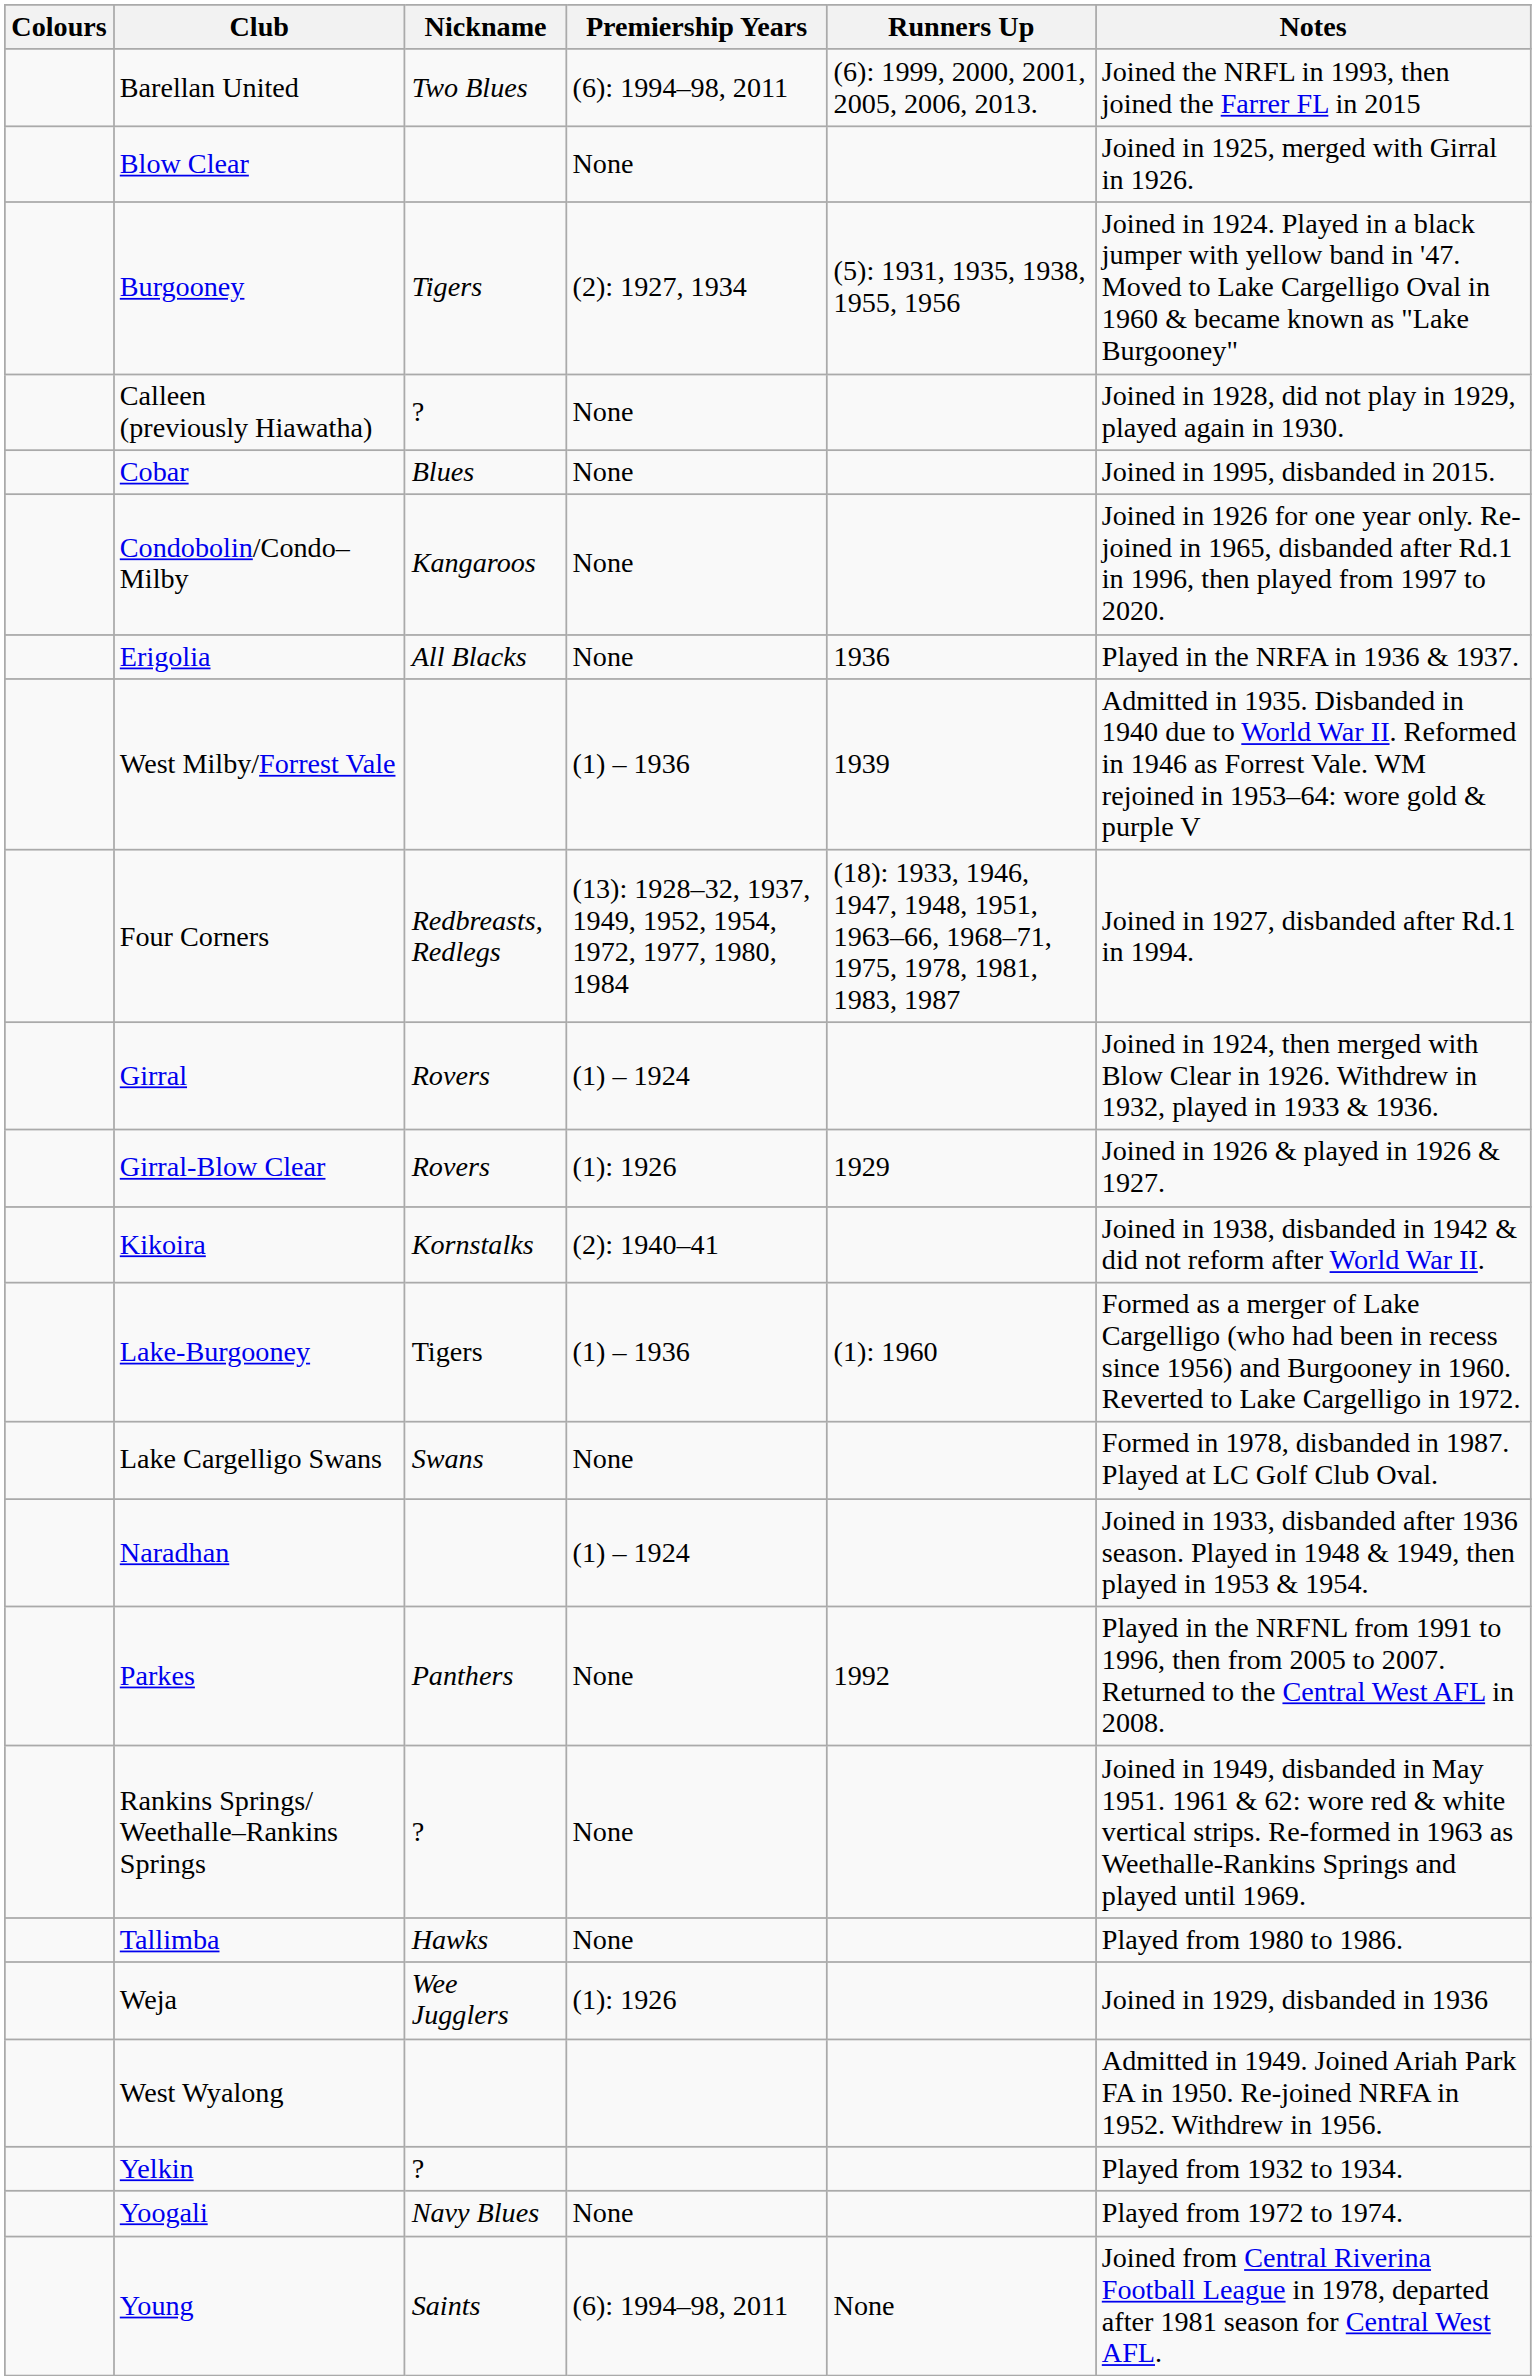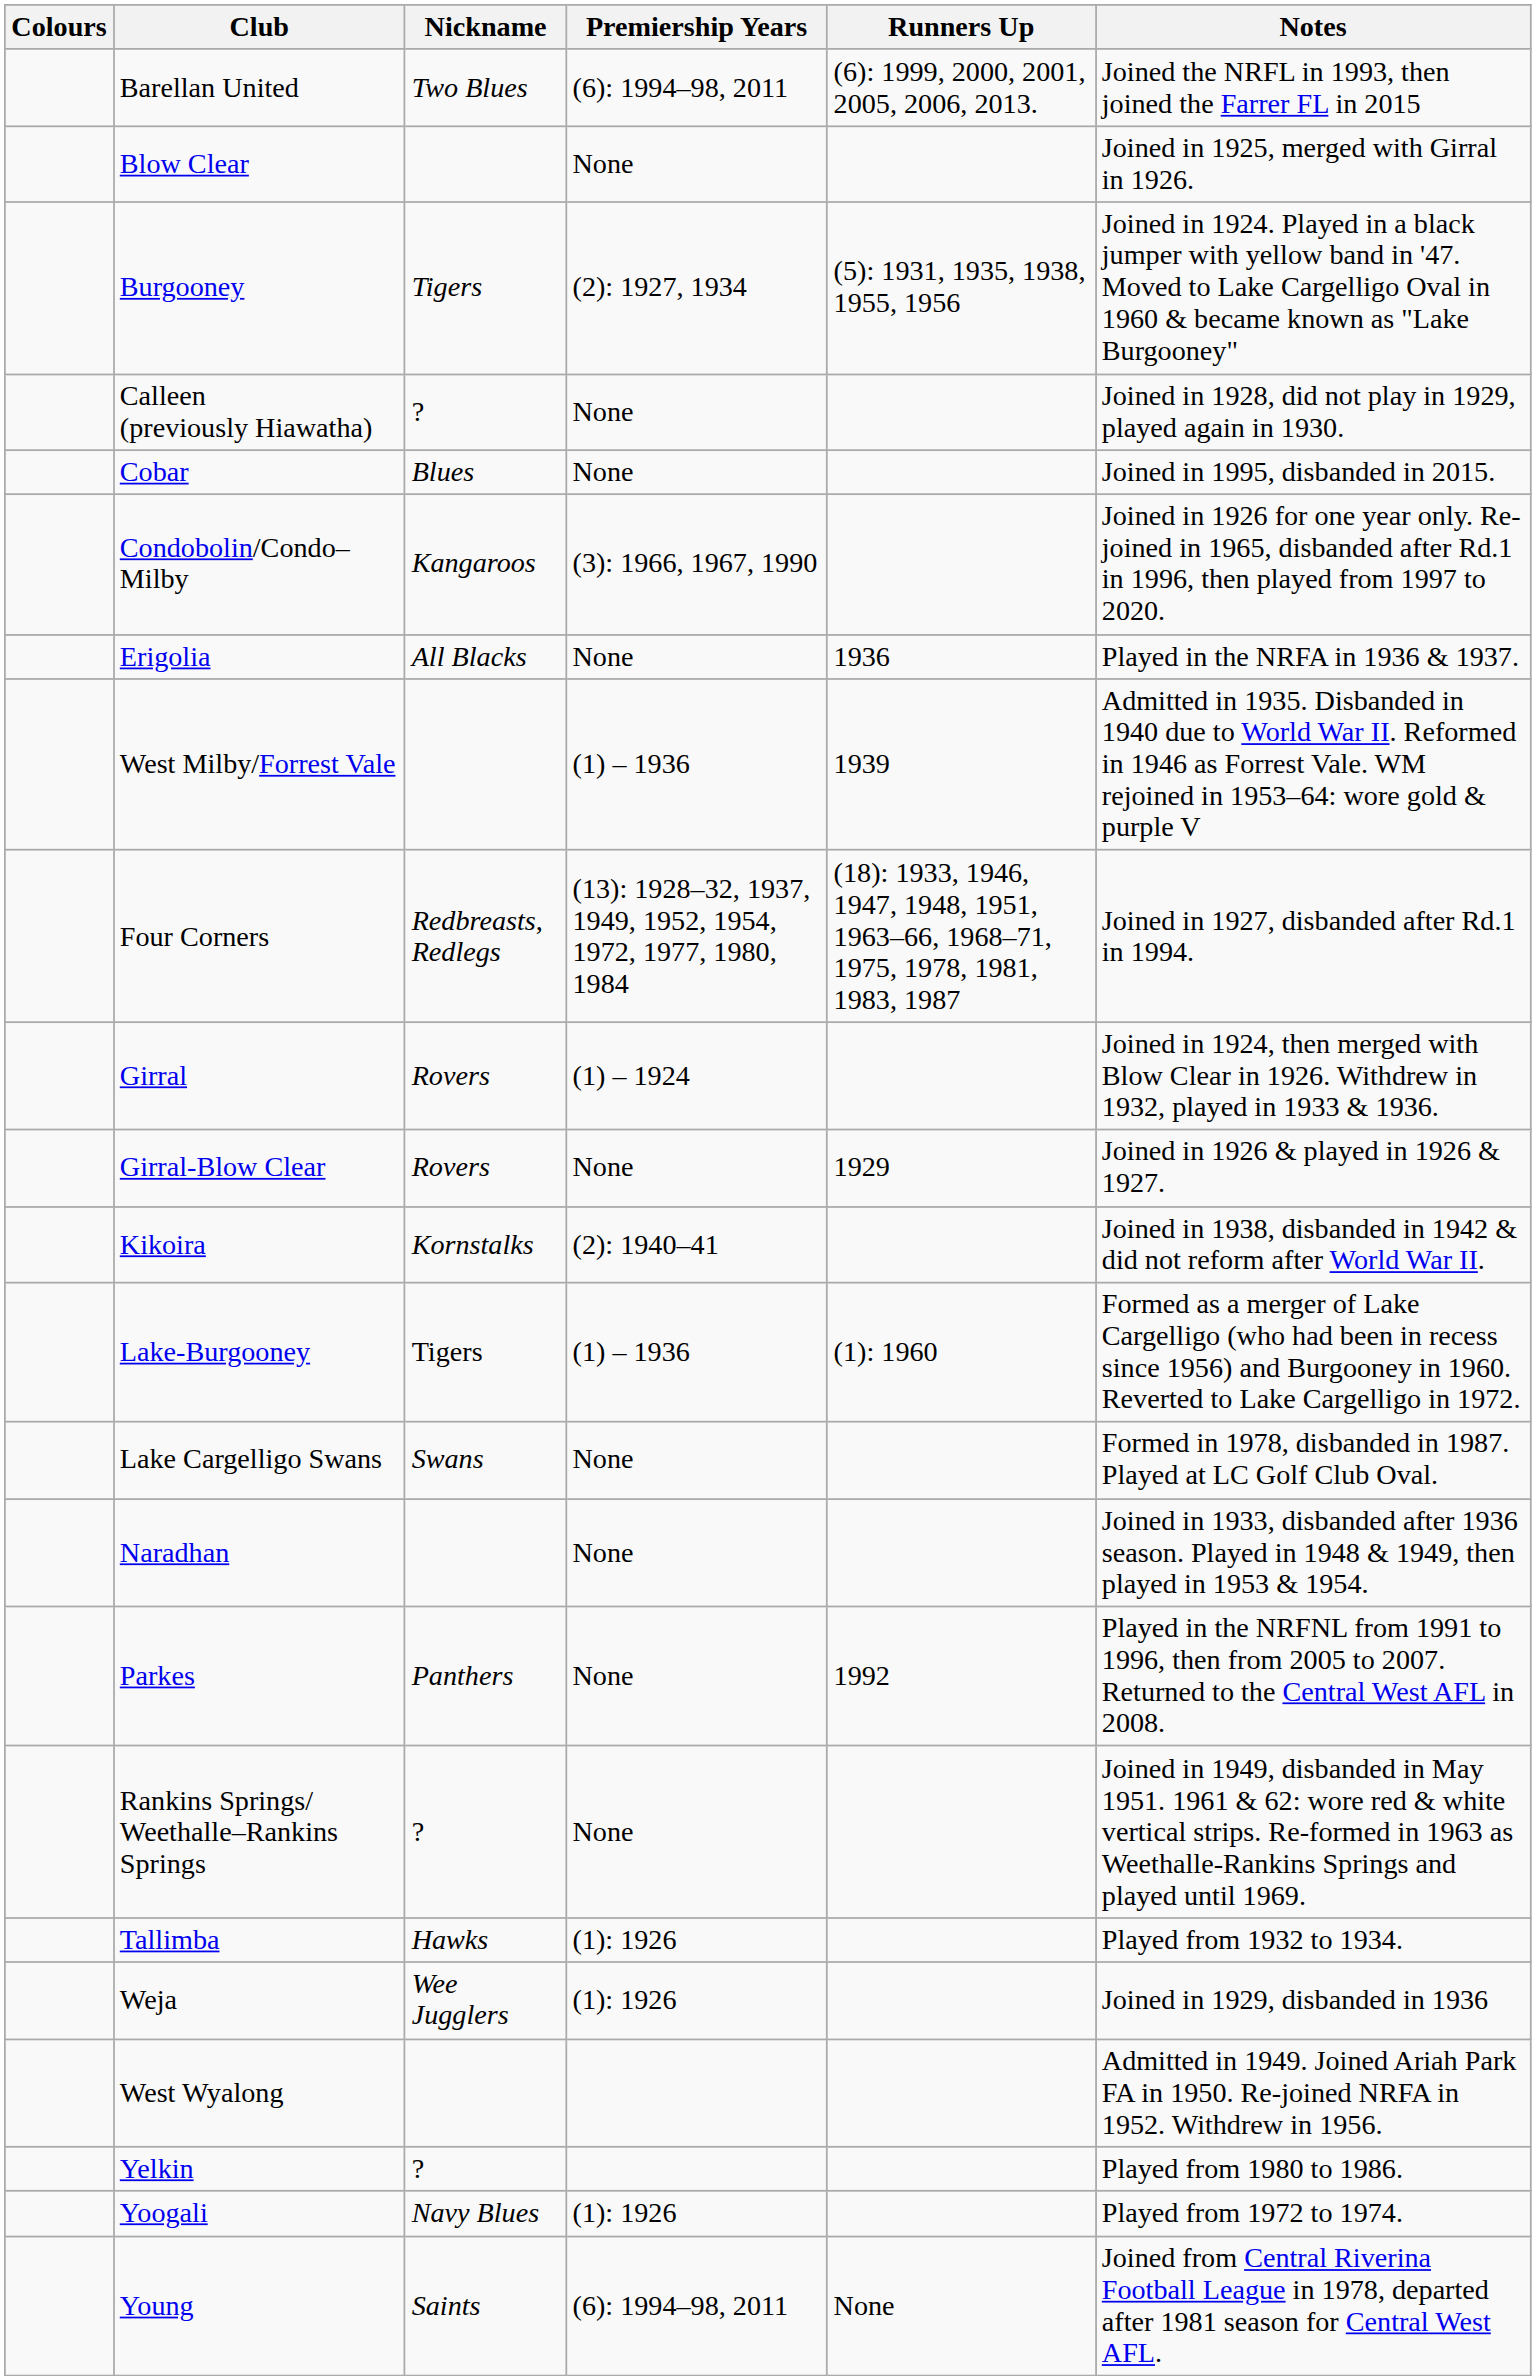(603, 564) None -> (695, 564) (3): 1966, 1967, 1990
(625, 1167) (1): 1926 -> (603, 1167) None
(631, 1552) (1) – 1924 -> (603, 1552) None
(603, 1939) None -> (625, 1939) (1): 1926
(1252, 1939) Played from 1980 to 1986. -> (1252, 1939) Played from 1932 to 1934.
(1252, 2168) Played from 1932 to 1934. -> (1252, 2168) Played from 1980 to 1986.
(603, 2213) None -> (625, 2213) (1): 1926
